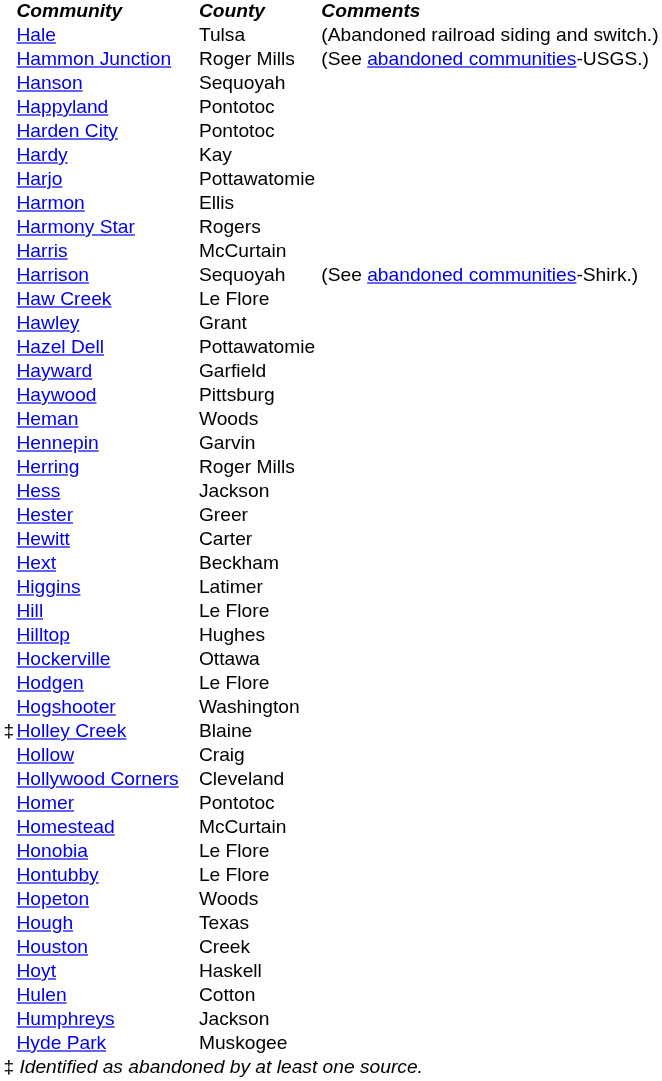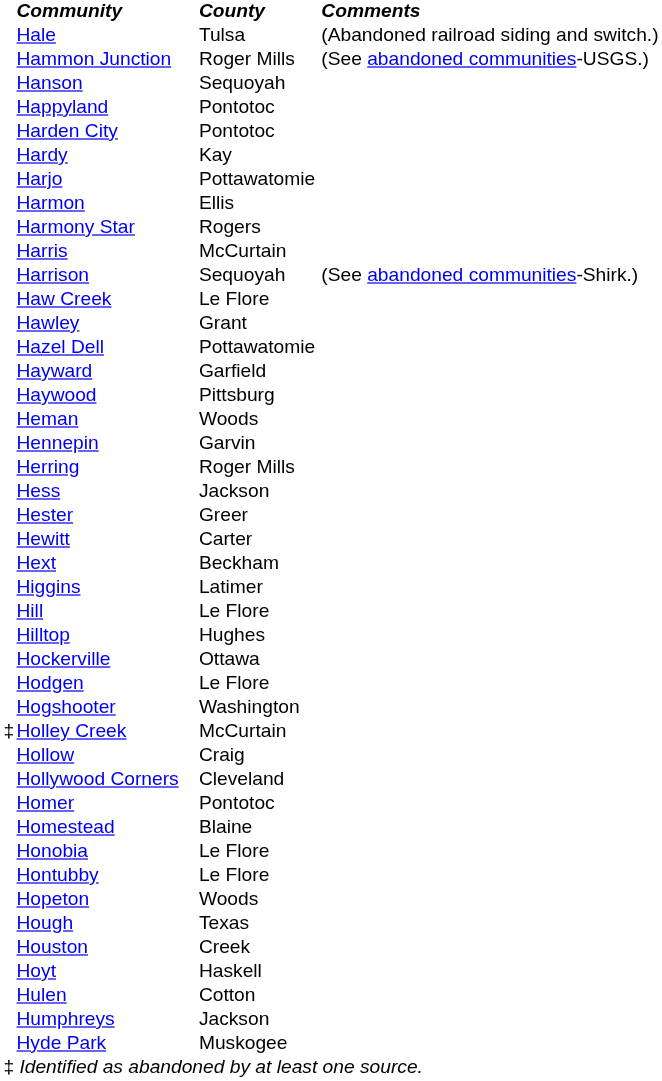(226, 731) Blaine -> (243, 731) McCurtain
(243, 827) McCurtain -> (226, 827) Blaine
